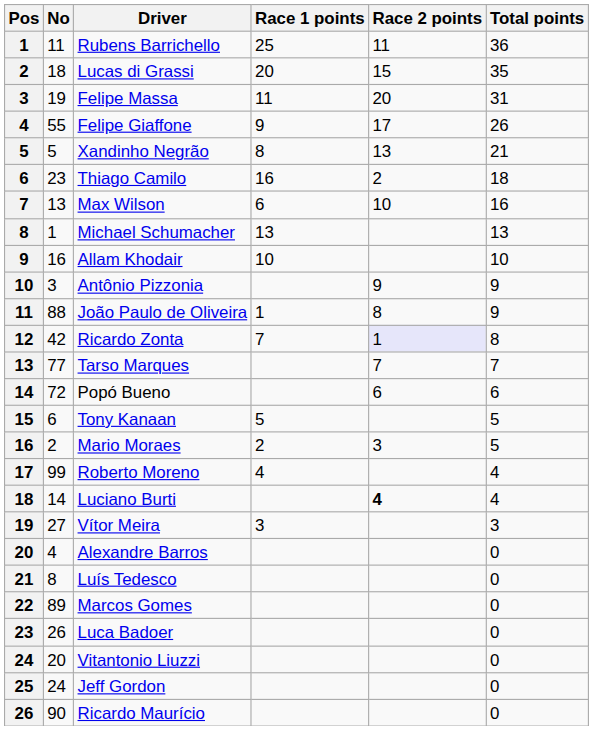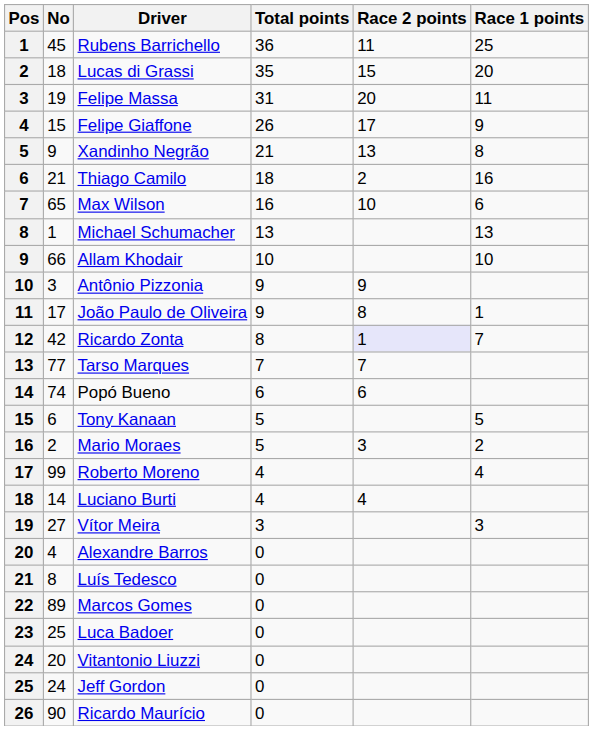columns swapped: (310, 18) <-> (537, 18)
(56, 45) 11 -> (57, 45) 45
(57, 125) 55 -> (57, 125) 15
(52, 152) 5 -> (52, 152) 9
(57, 178) 23 -> (57, 178) 21
(57, 205) 13 -> (57, 205) 65
(57, 258) 16 -> (57, 258) 66
(57, 312) 88 -> (57, 312) 17
(57, 392) 72 -> (57, 392) 74
(377, 499) bold -> (362, 499) normal
(57, 632) 26 -> (57, 632) 25
